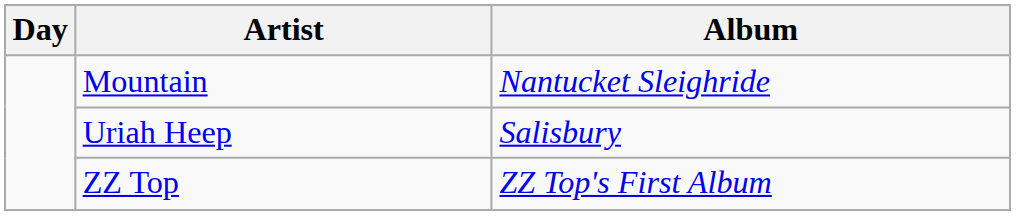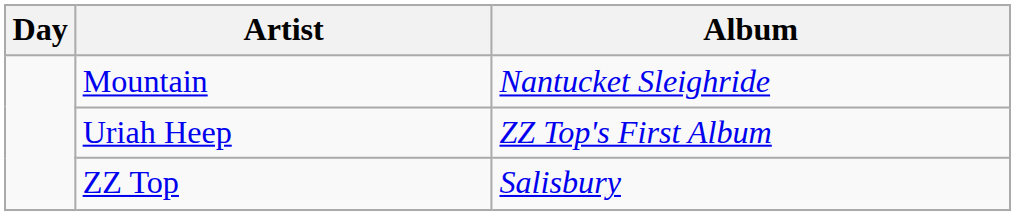(560, 132) Salisbury -> (636, 132) ZZ Top's First Album
(636, 183) ZZ Top's First Album -> (560, 183) Salisbury
